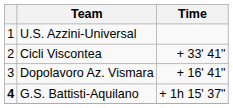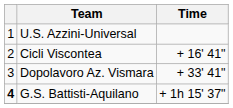(201, 53) + 33' 41" -> (201, 53) + 16' 41"
(201, 73) + 16' 41" -> (201, 73) + 33' 41"
